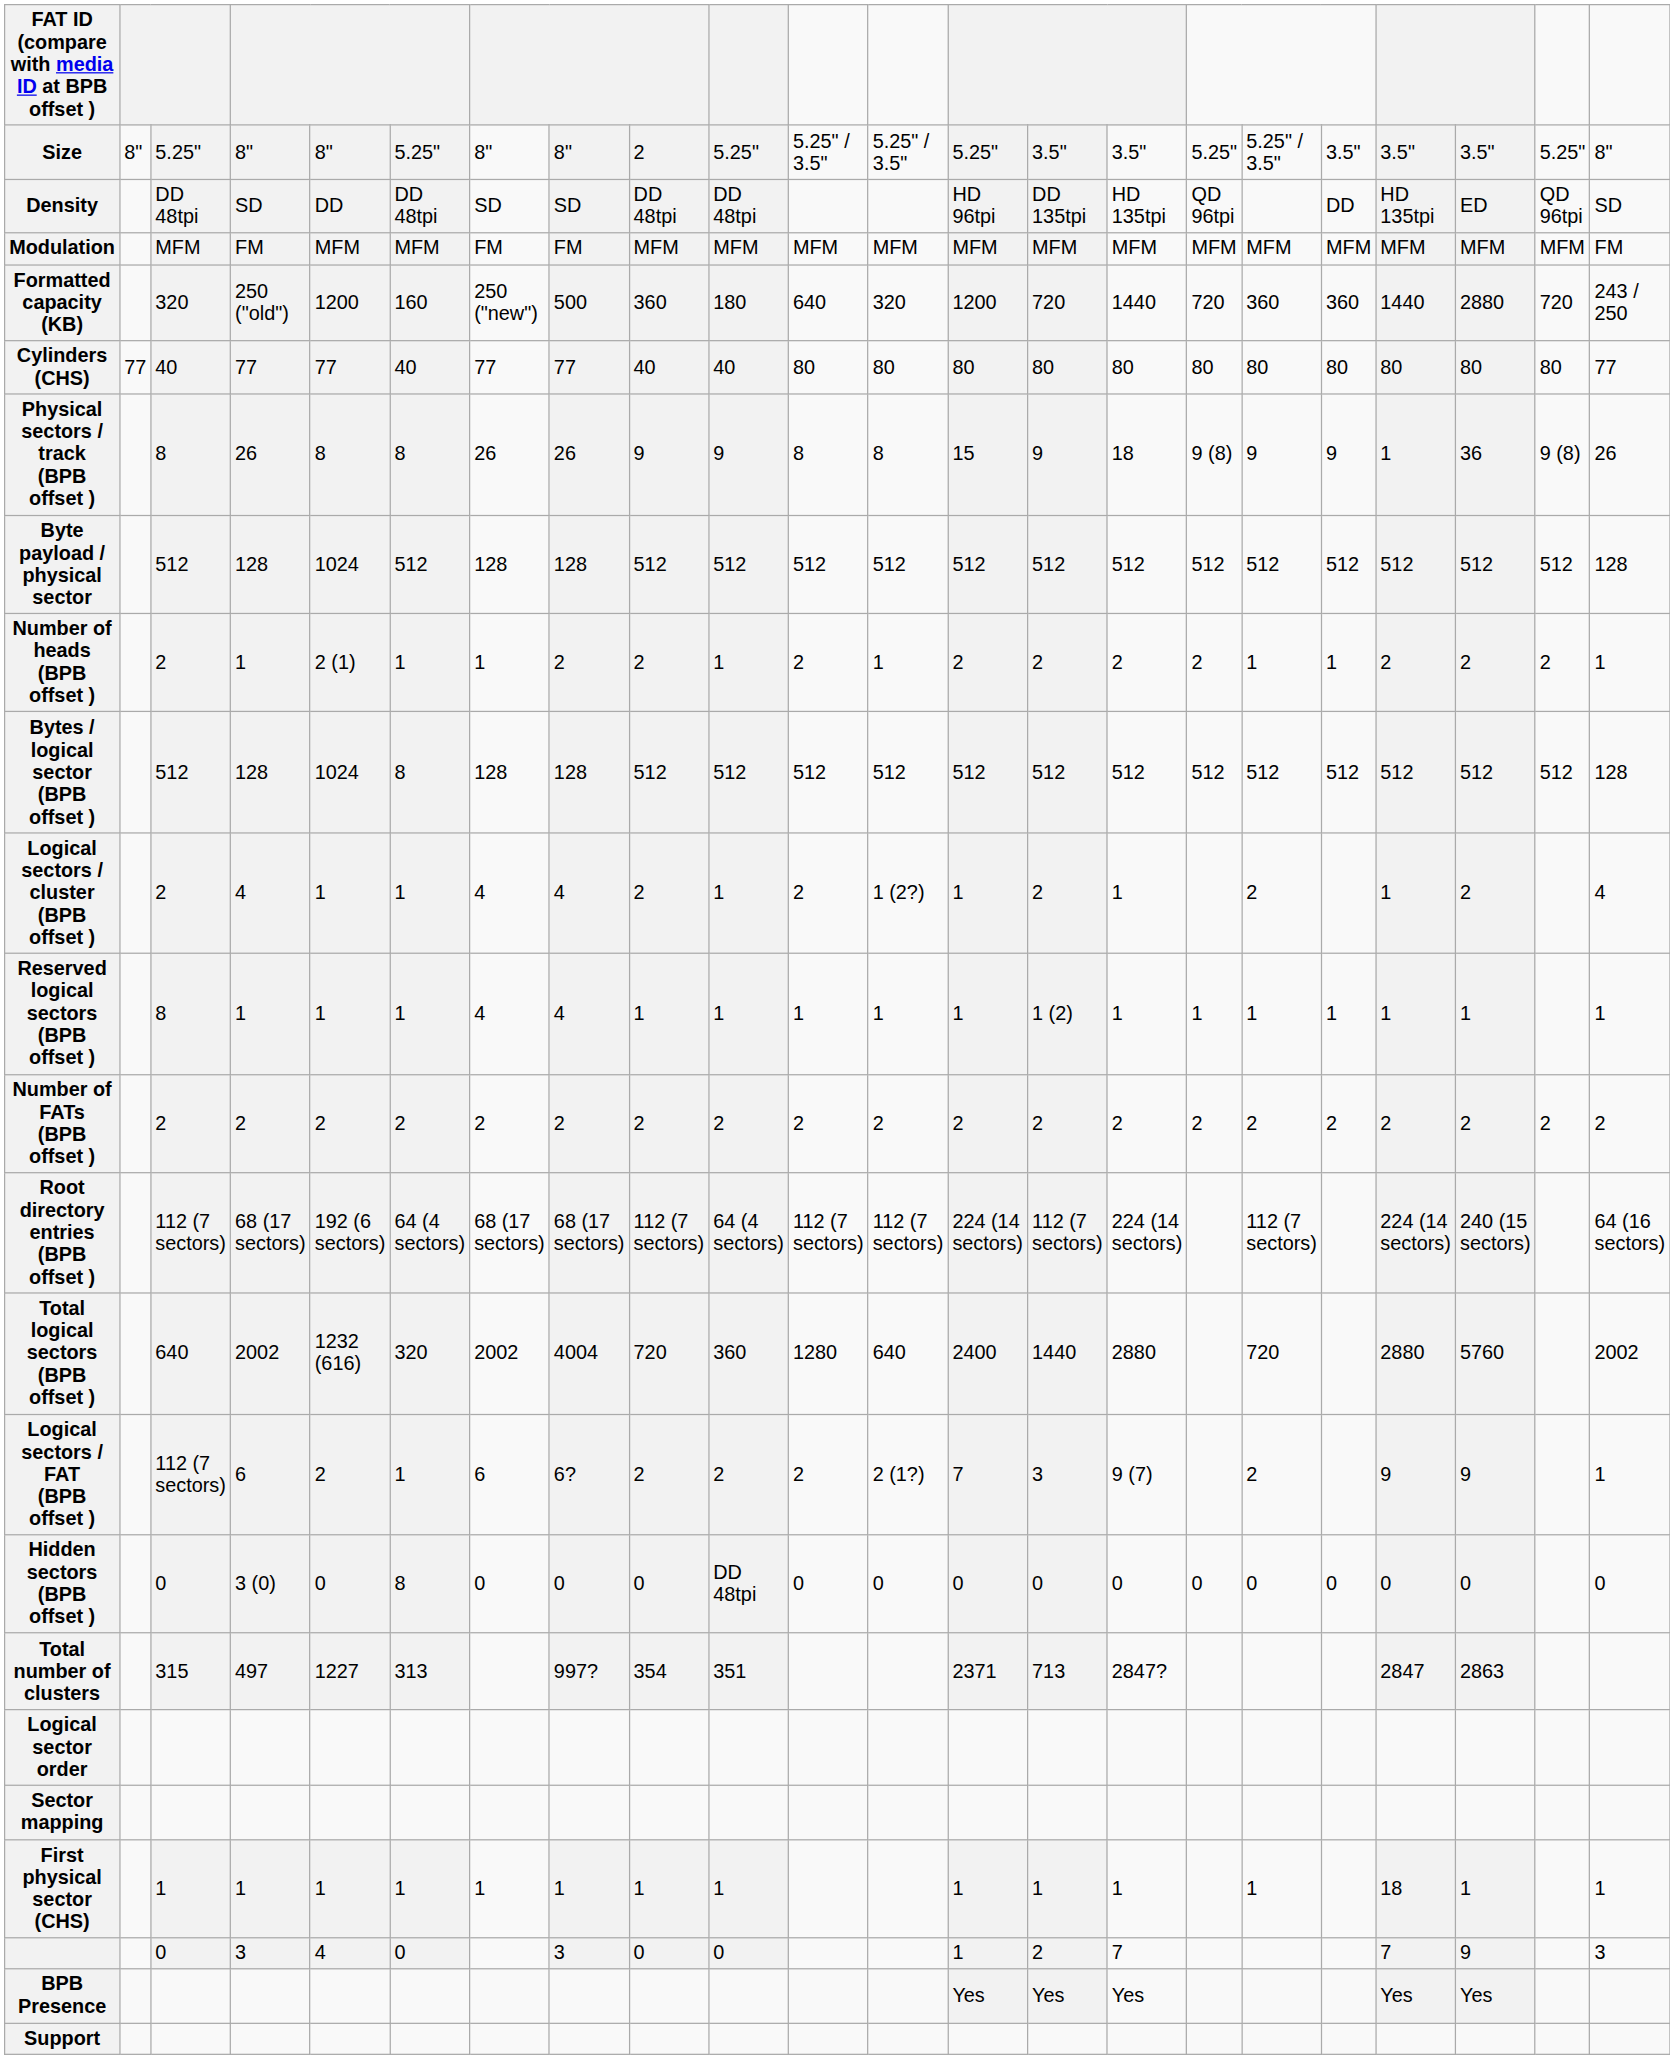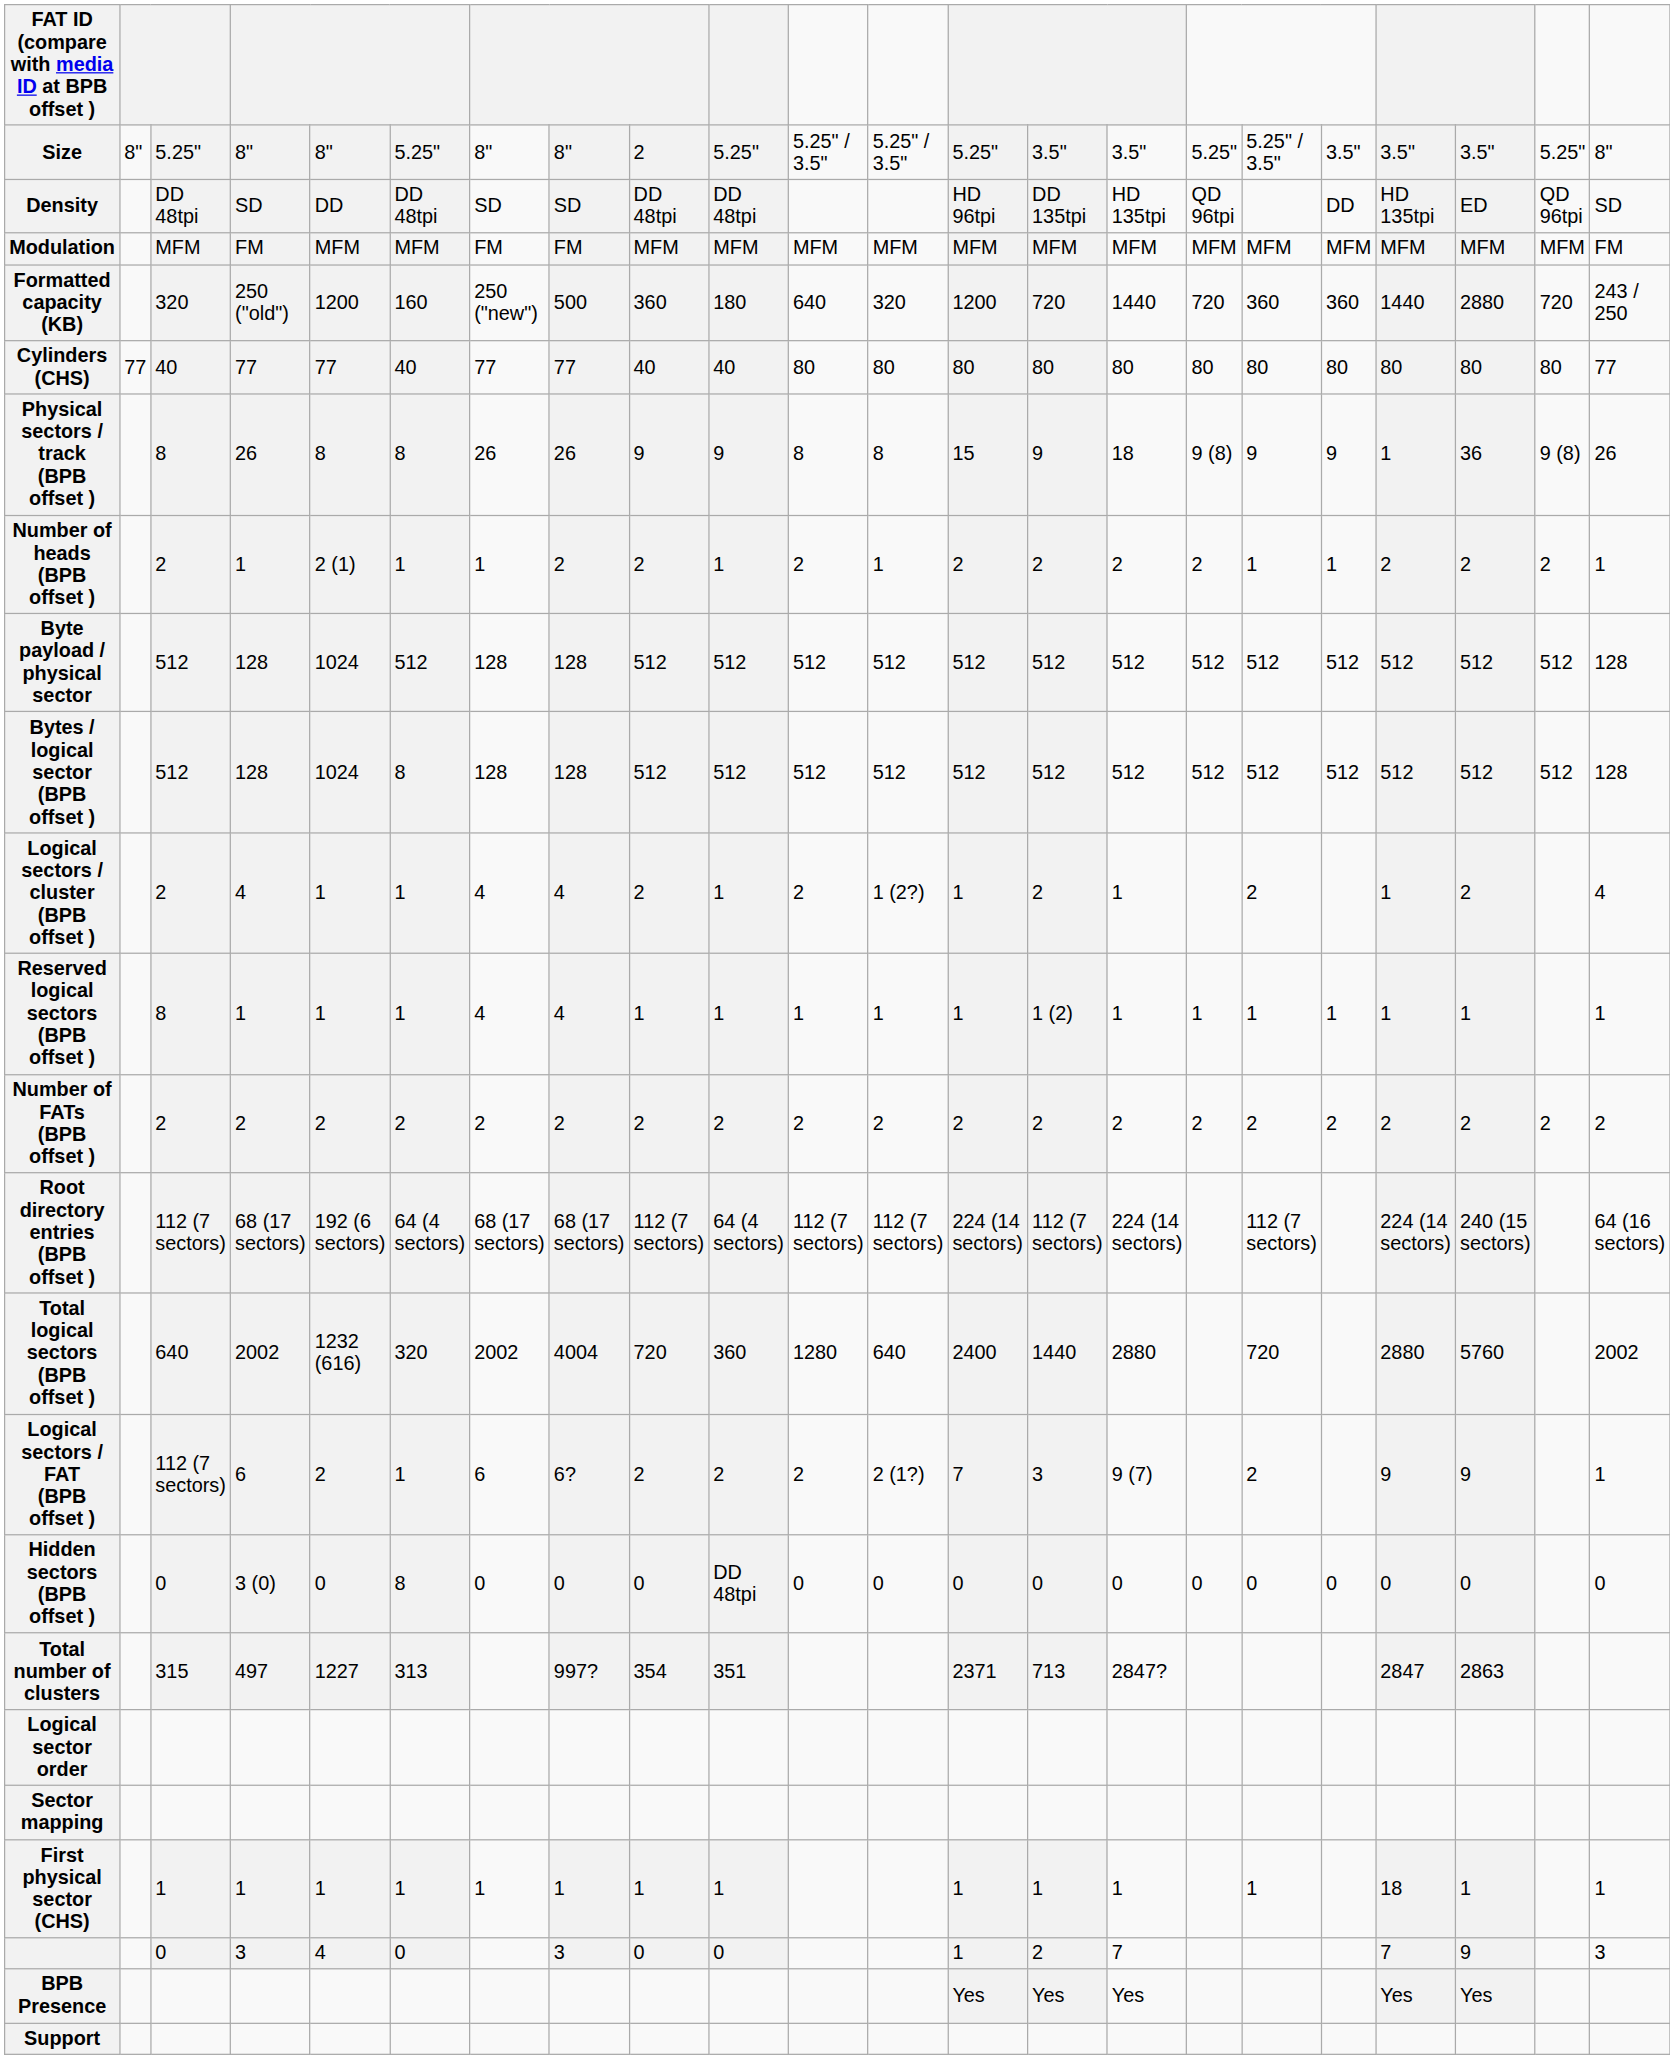rows swapped: (62, 662) <-> (62, 564)
